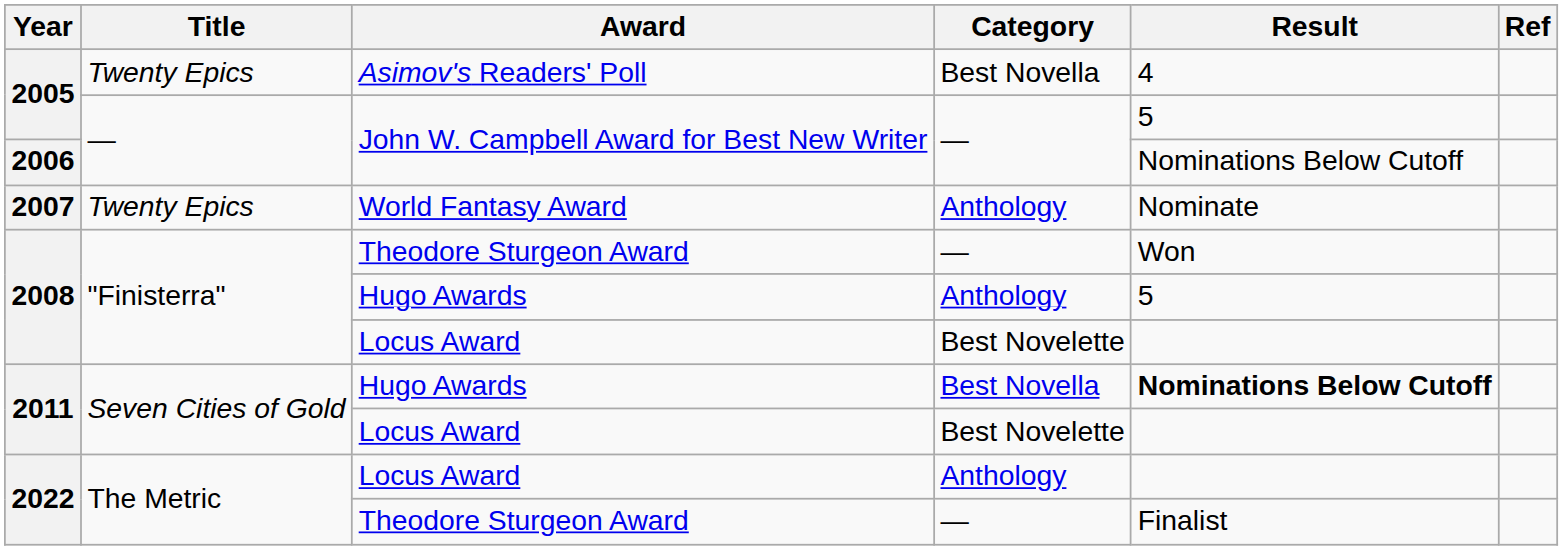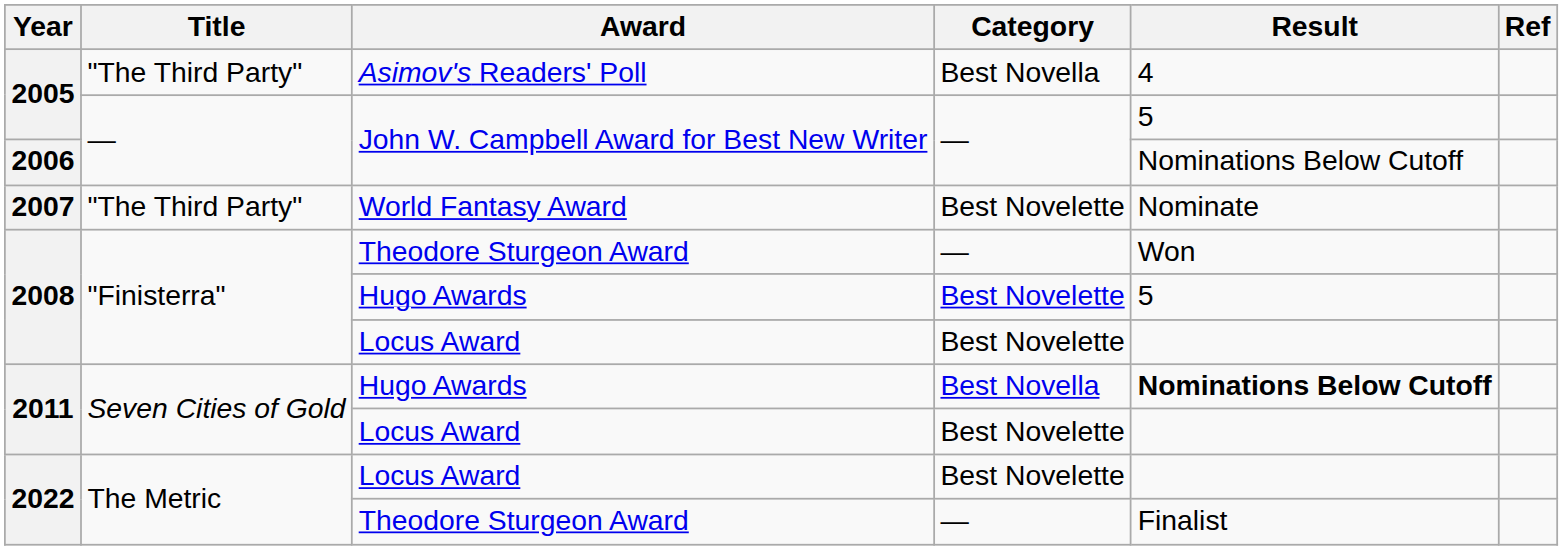(171, 71) Twenty Epics -> (195, 71) "The Third Party"
(171, 206) Twenty Epics -> (195, 206) "The Third Party"
(1003, 206) Anthology -> (1033, 206) Best Novelette
(1003, 296) Anthology -> (1033, 296) Best Novelette
(1003, 476) Anthology -> (1033, 476) Best Novelette
